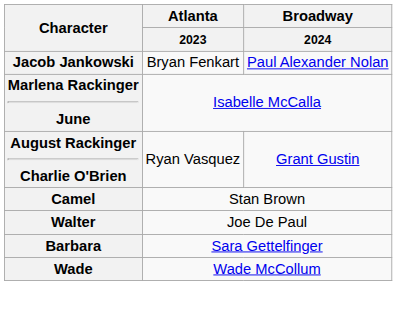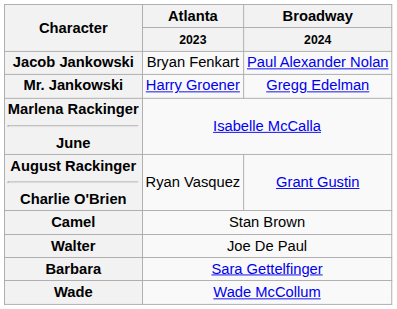+ row: (73, 86)
